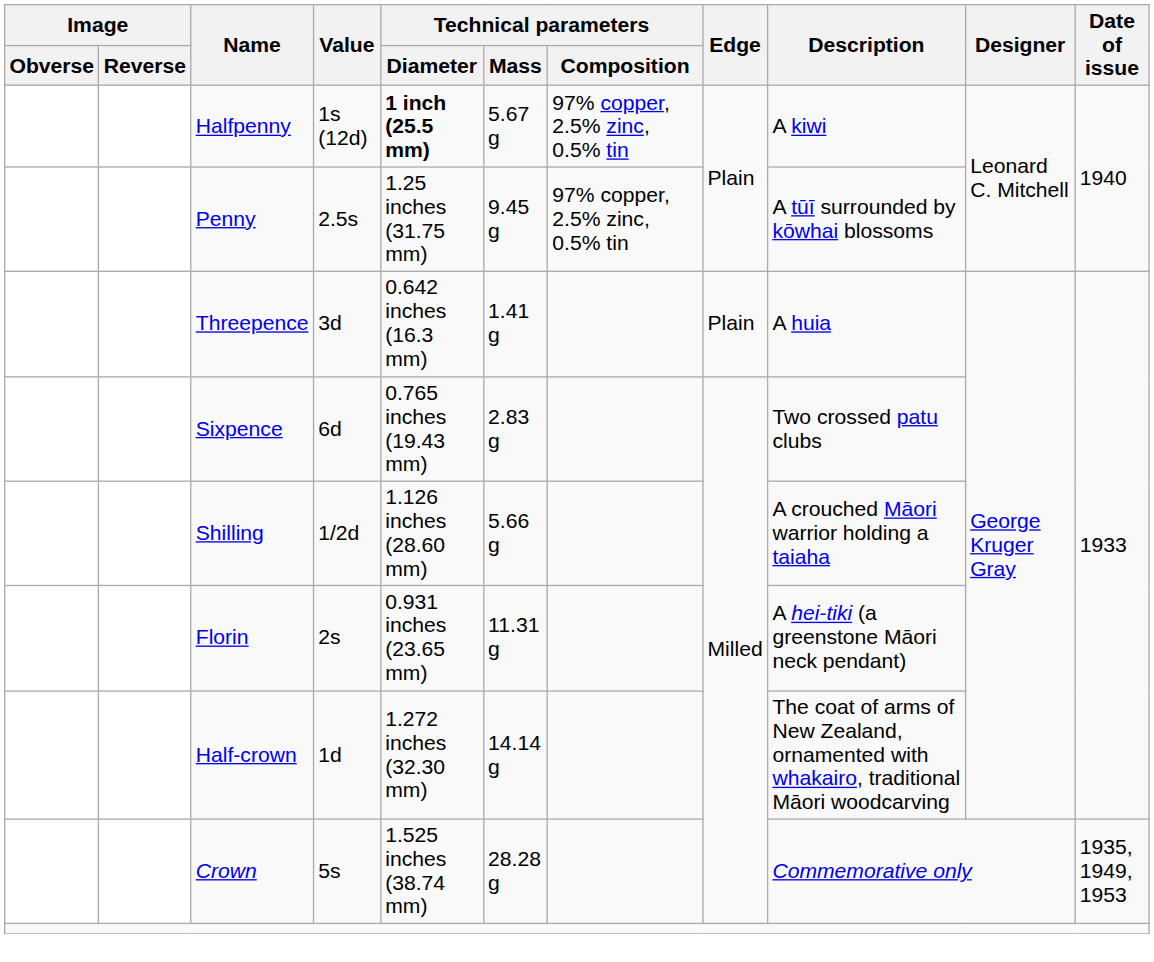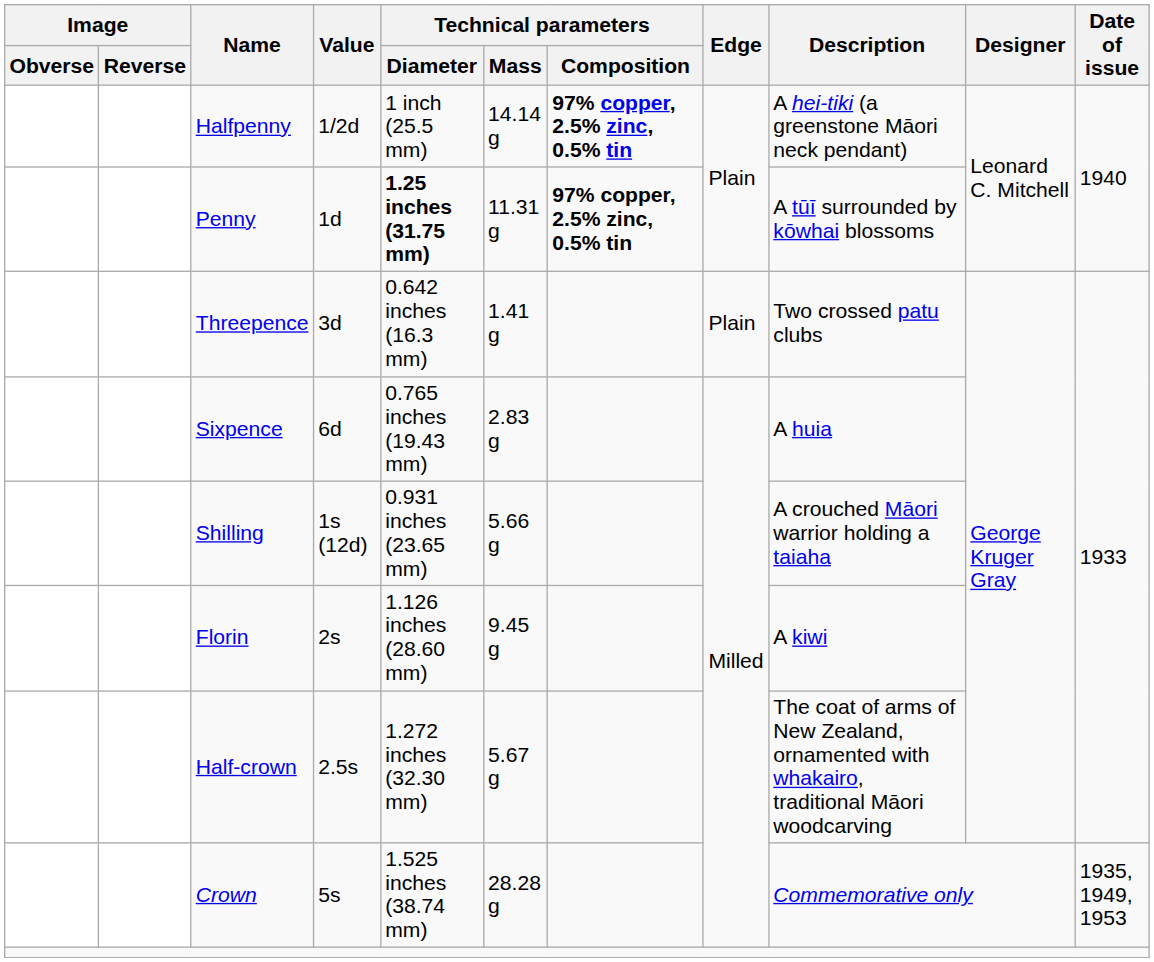(343, 126) 1s (12d) -> (339, 126) 1/2d
(416, 126) bold -> (413, 126) normal
(509, 126) 5.67 g -> (514, 126) 14.14 g
(611, 126) normal -> (614, 126) bold
(799, 126) A kiwi -> (856, 126) A hei-tiki (a greenstone Māori neck pendant)
(338, 218) 2.5s -> (330, 218) 1d
(416, 218) normal -> (419, 218) bold
(509, 218) 9.45 g -> (514, 218) 11.31 g
(611, 218) normal -> (614, 218) bold
(802, 323) A huia -> (856, 323) Two crossed patu clubs
(855, 428) Two crossed patu clubs -> (803, 428) A huia
(339, 533) 1/2d -> (343, 533) 1s (12d)
(416, 533) 1.126 inches (28.60 mm) -> (416, 533) 0.931 inches (23.65 mm)
(416, 638) 0.931 inches (23.65 mm) -> (416, 638) 1.126 inches (28.60 mm)
(514, 638) 11.31 g -> (509, 638) 9.45 g
(855, 638) A hei-tiki (a greenstone Māori neck pendant) -> (800, 638) A kiwi
(330, 754) 1d -> (338, 766) 2.5s
(515, 754) 14.14 g -> (509, 766) 5.67 g
